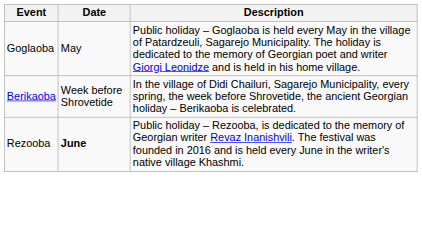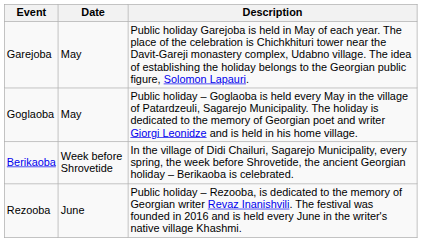+ row: (29, 54)
(74, 144) bold -> (73, 210) normal
